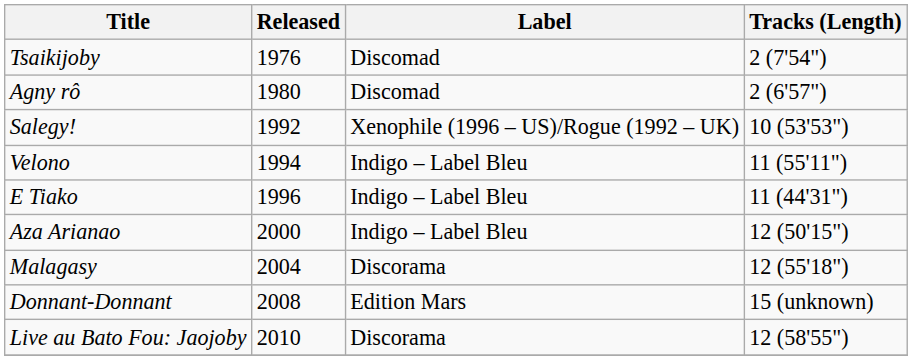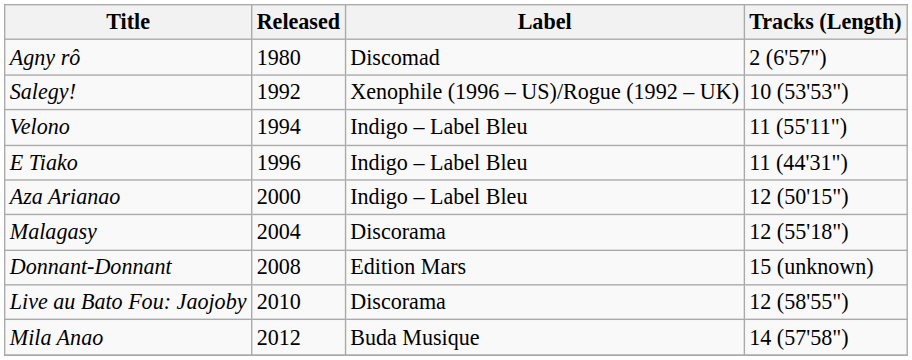- row: (55, 57)
+ row: (56, 337)
